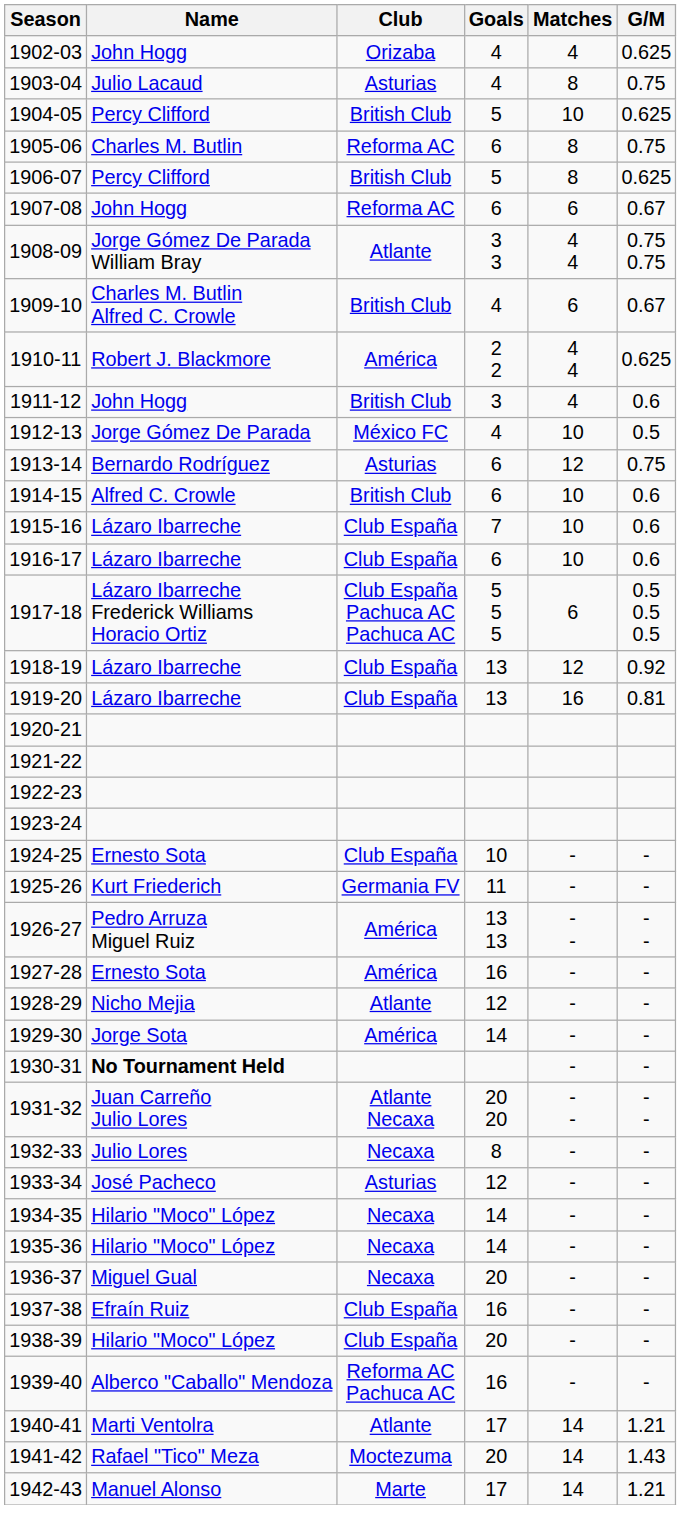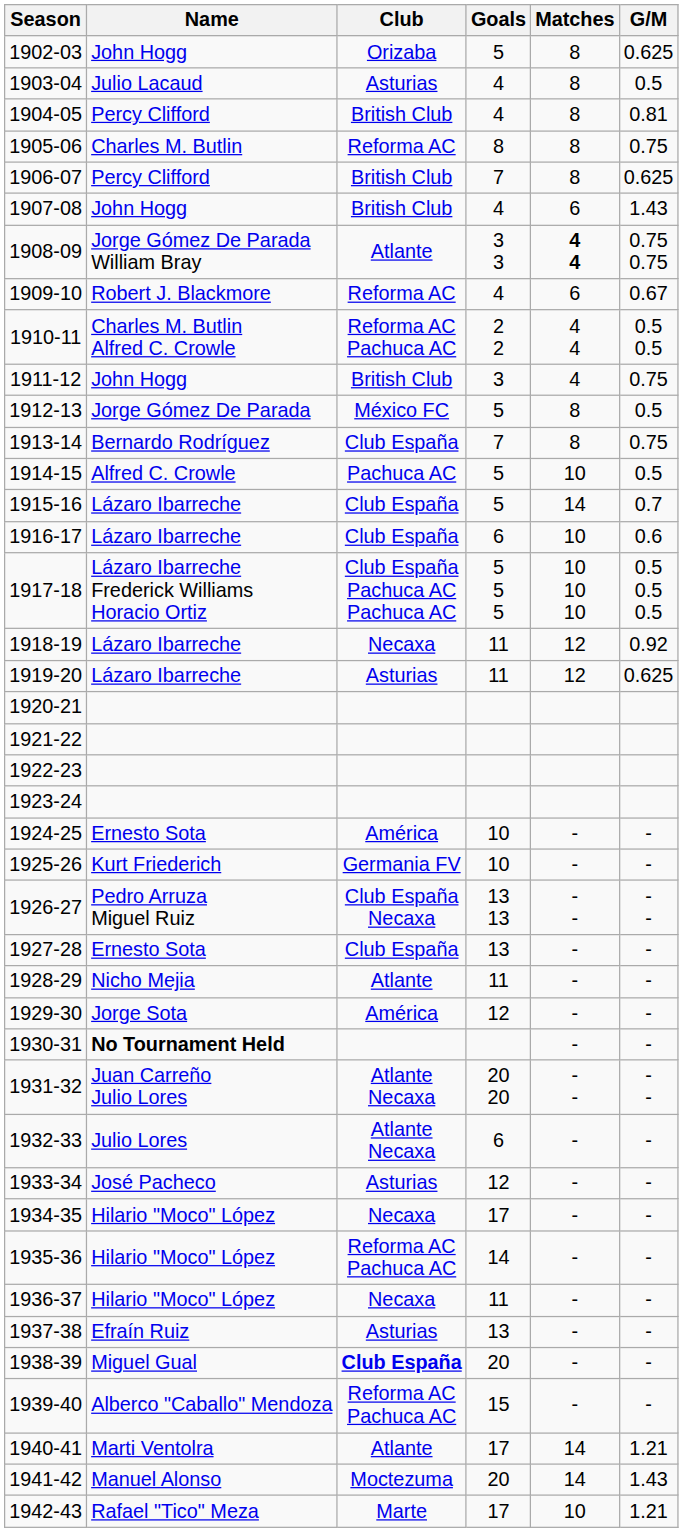(496, 51) 4 -> (498, 51) 5
(573, 51) 4 -> (575, 51) 8
(646, 83) 0.75 -> (649, 83) 0.5
(496, 114) 5 -> (498, 114) 4
(573, 114) 10 -> (575, 114) 8
(646, 114) 0.625 -> (649, 114) 0.81
(496, 146) 6 -> (498, 146) 8
(496, 177) 5 -> (498, 177) 7
(401, 209) Reforma AC -> (402, 209) British Club
(496, 209) 6 -> (498, 209) 4
(646, 209) 0.67 -> (649, 209) 1.43
(573, 251) normal -> (575, 251) bold
(167, 305) Charles M. Butlin Alfred C. Crowle -> (181, 294) Robert J. Blackmore
(401, 305) British Club -> (402, 294) Reforma AC
(181, 359) Robert J. Blackmore -> (167, 336) Charles M. Butlin Alfred C. Crowle
(401, 359) América -> (402, 336) Reforma AC Pachuca AC
(646, 359) 0.625 -> (649, 336) 0.5 0.5
(646, 401) 0.6 -> (649, 379) 0.75
(496, 433) 4 -> (498, 410) 5
(573, 433) 10 -> (575, 410) 8
(401, 464) Asturias -> (402, 442) Club España
(496, 464) 6 -> (498, 442) 7
(573, 464) 12 -> (575, 442) 8
(401, 496) British Club -> (402, 473) Pachuca AC
(496, 496) 6 -> (498, 473) 5
(646, 496) 0.6 -> (649, 473) 0.5
(496, 527) 7 -> (498, 505) 5
(573, 527) 10 -> (575, 505) 14
(646, 527) 0.6 -> (649, 505) 0.7
(573, 612) 6 -> (575, 590) 10 10 10
(401, 666) Club España -> (402, 644) Necaxa
(496, 666) 13 -> (498, 644) 11
(401, 698) Club España -> (402, 675) Asturias
(496, 698) 13 -> (498, 675) 11
(573, 698) 16 -> (575, 675) 12
(646, 698) 0.81 -> (649, 675) 0.625
(401, 855) Club España -> (402, 833) América
(496, 886) 11 -> (498, 864) 10
(401, 929) América -> (402, 907) Club España Necaxa
(401, 972) América -> (402, 949) Club España
(496, 972) 16 -> (498, 949) 13
(496, 1003) 12 -> (498, 981) 11
(496, 1035) 14 -> (498, 1012) 12
(401, 1151) Necaxa -> (402, 1140) Atlante Necaxa
(496, 1151) 8 -> (498, 1140) 6
(496, 1214) 14 -> (498, 1214) 17
(401, 1246) Necaxa -> (402, 1257) Reforma AC Pachuca AC
(144, 1277) Miguel Gual -> (183, 1300) Hilario "Moco" López
(496, 1277) 20 -> (498, 1300) 11
(401, 1309) Club España -> (402, 1331) Asturias
(496, 1309) 16 -> (498, 1331) 13
(183, 1340) Hilario "Moco" López -> (144, 1362) Miguel Gual
(401, 1340) normal -> (402, 1362) bold
(496, 1383) 16 -> (498, 1405) 15
(175, 1457) Rafael "Tico" Meza -> (156, 1479) Manuel Alonso
(156, 1488) Manuel Alonso -> (175, 1511) Rafael "Tico" Meza
(573, 1488) 14 -> (575, 1511) 10
